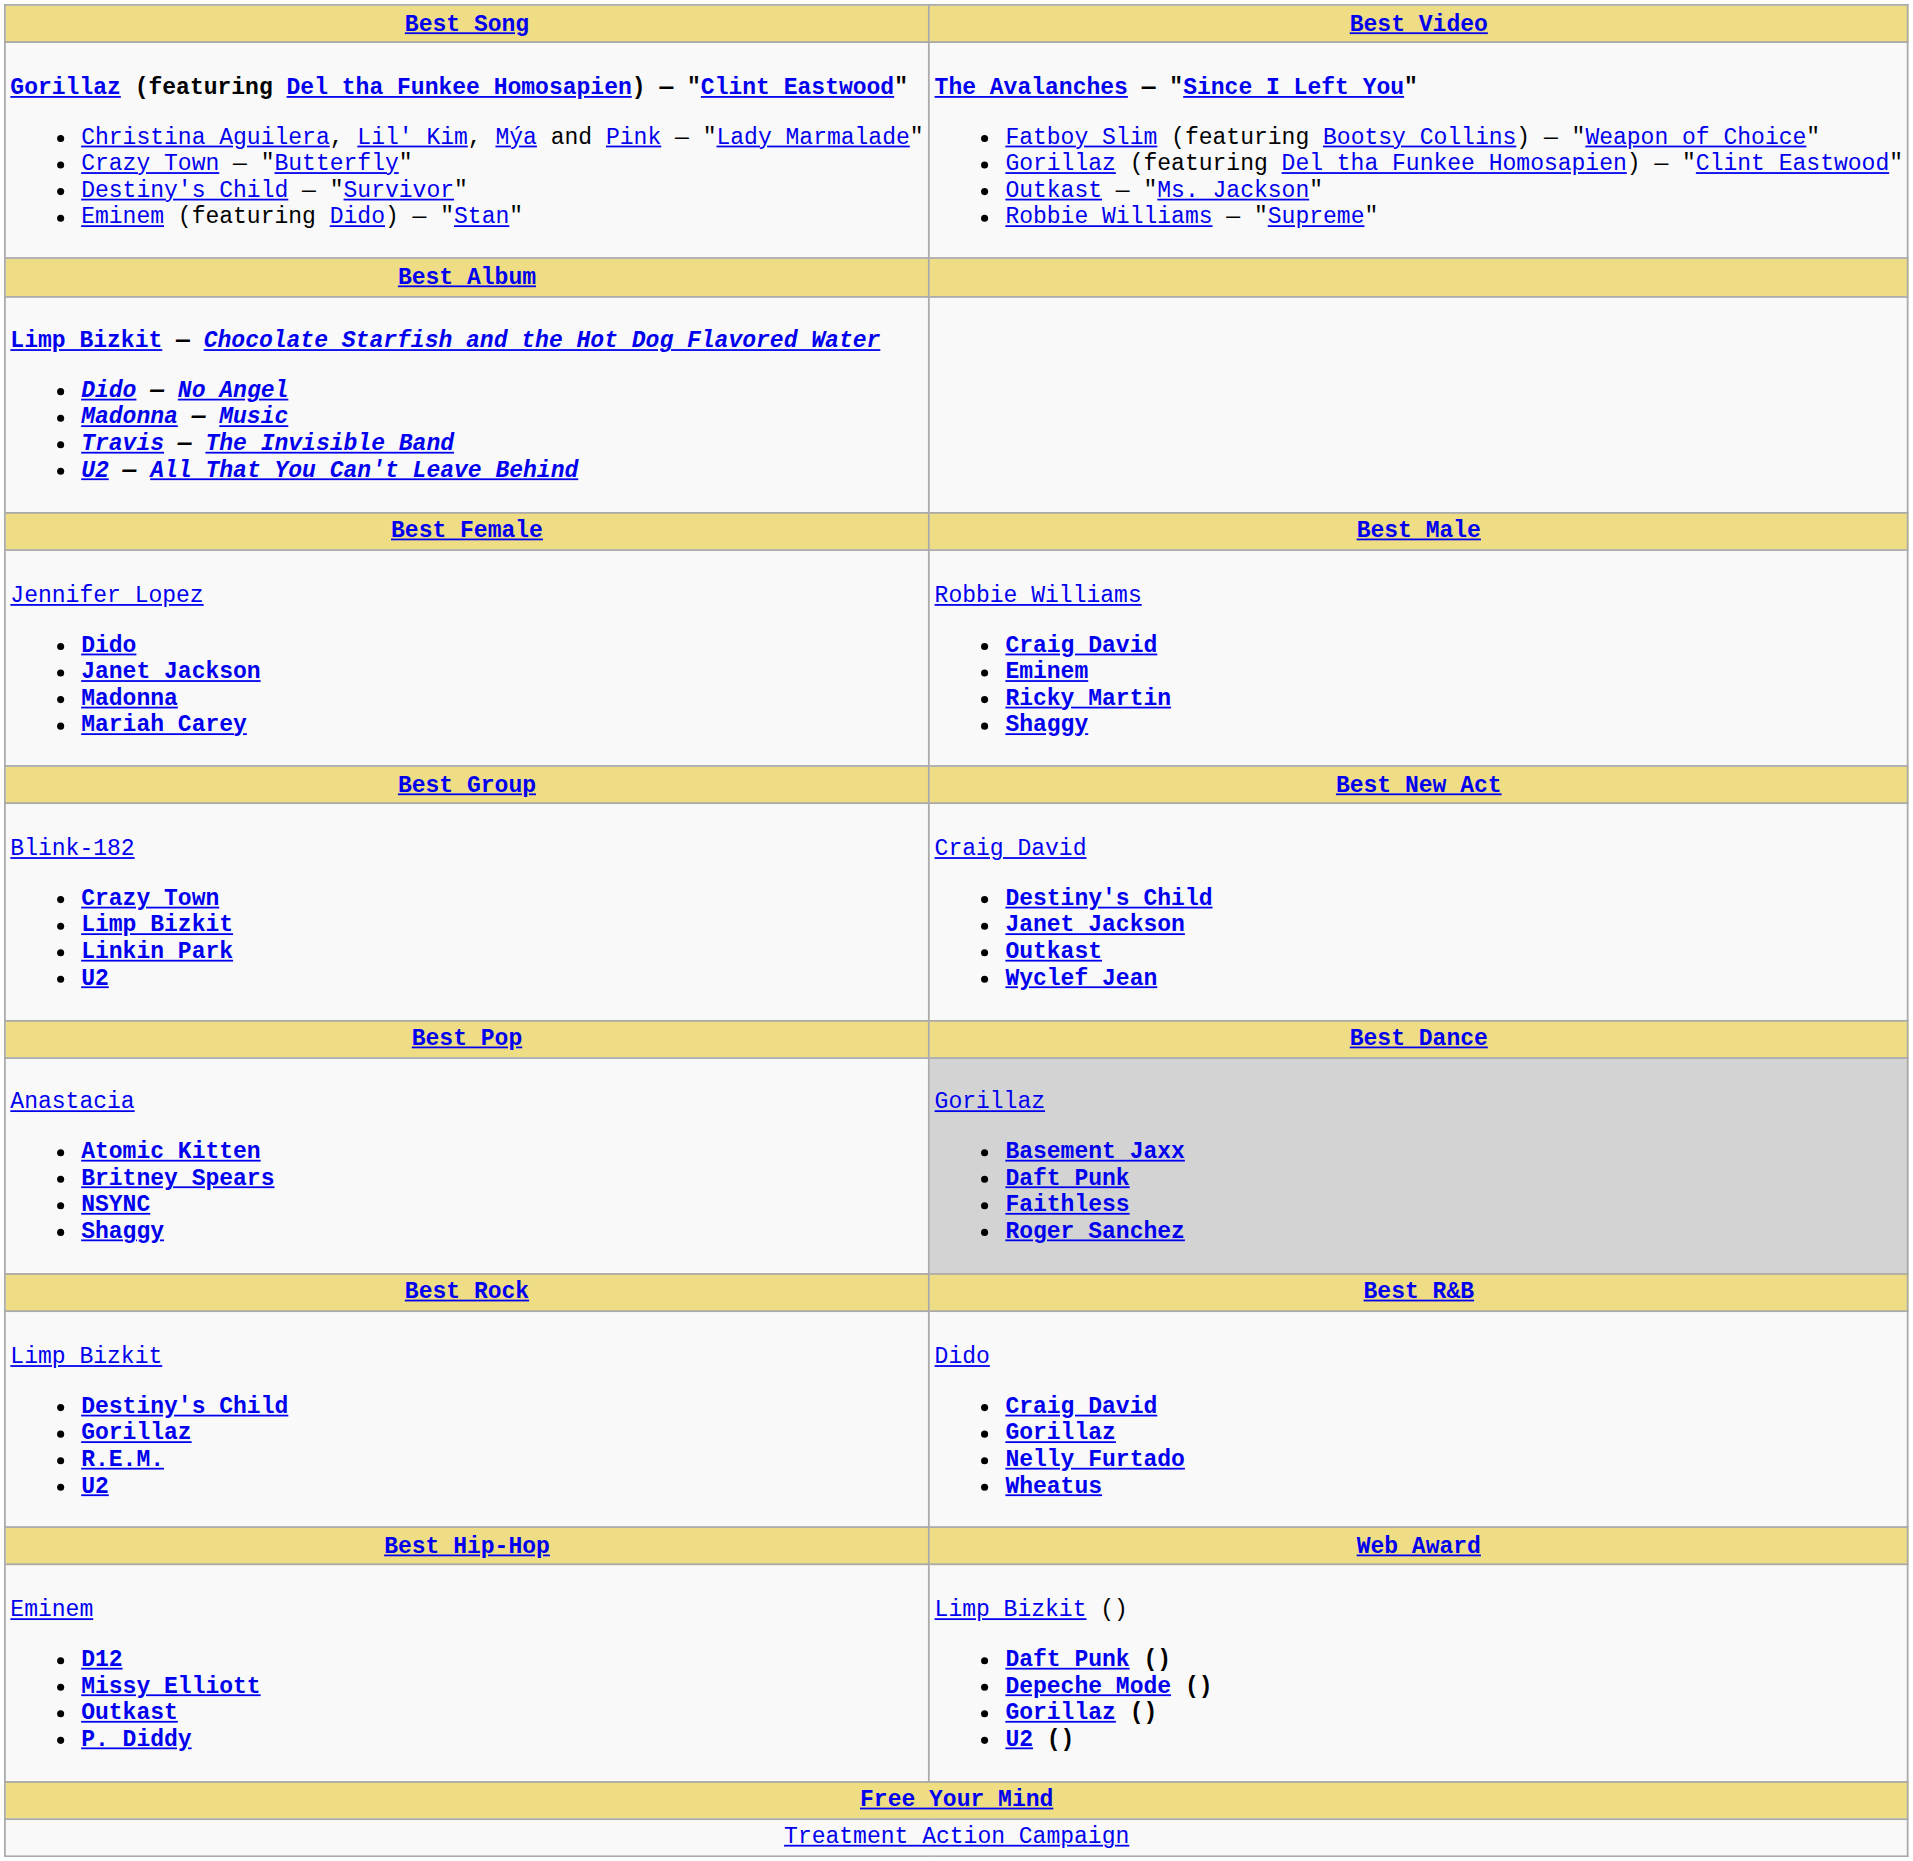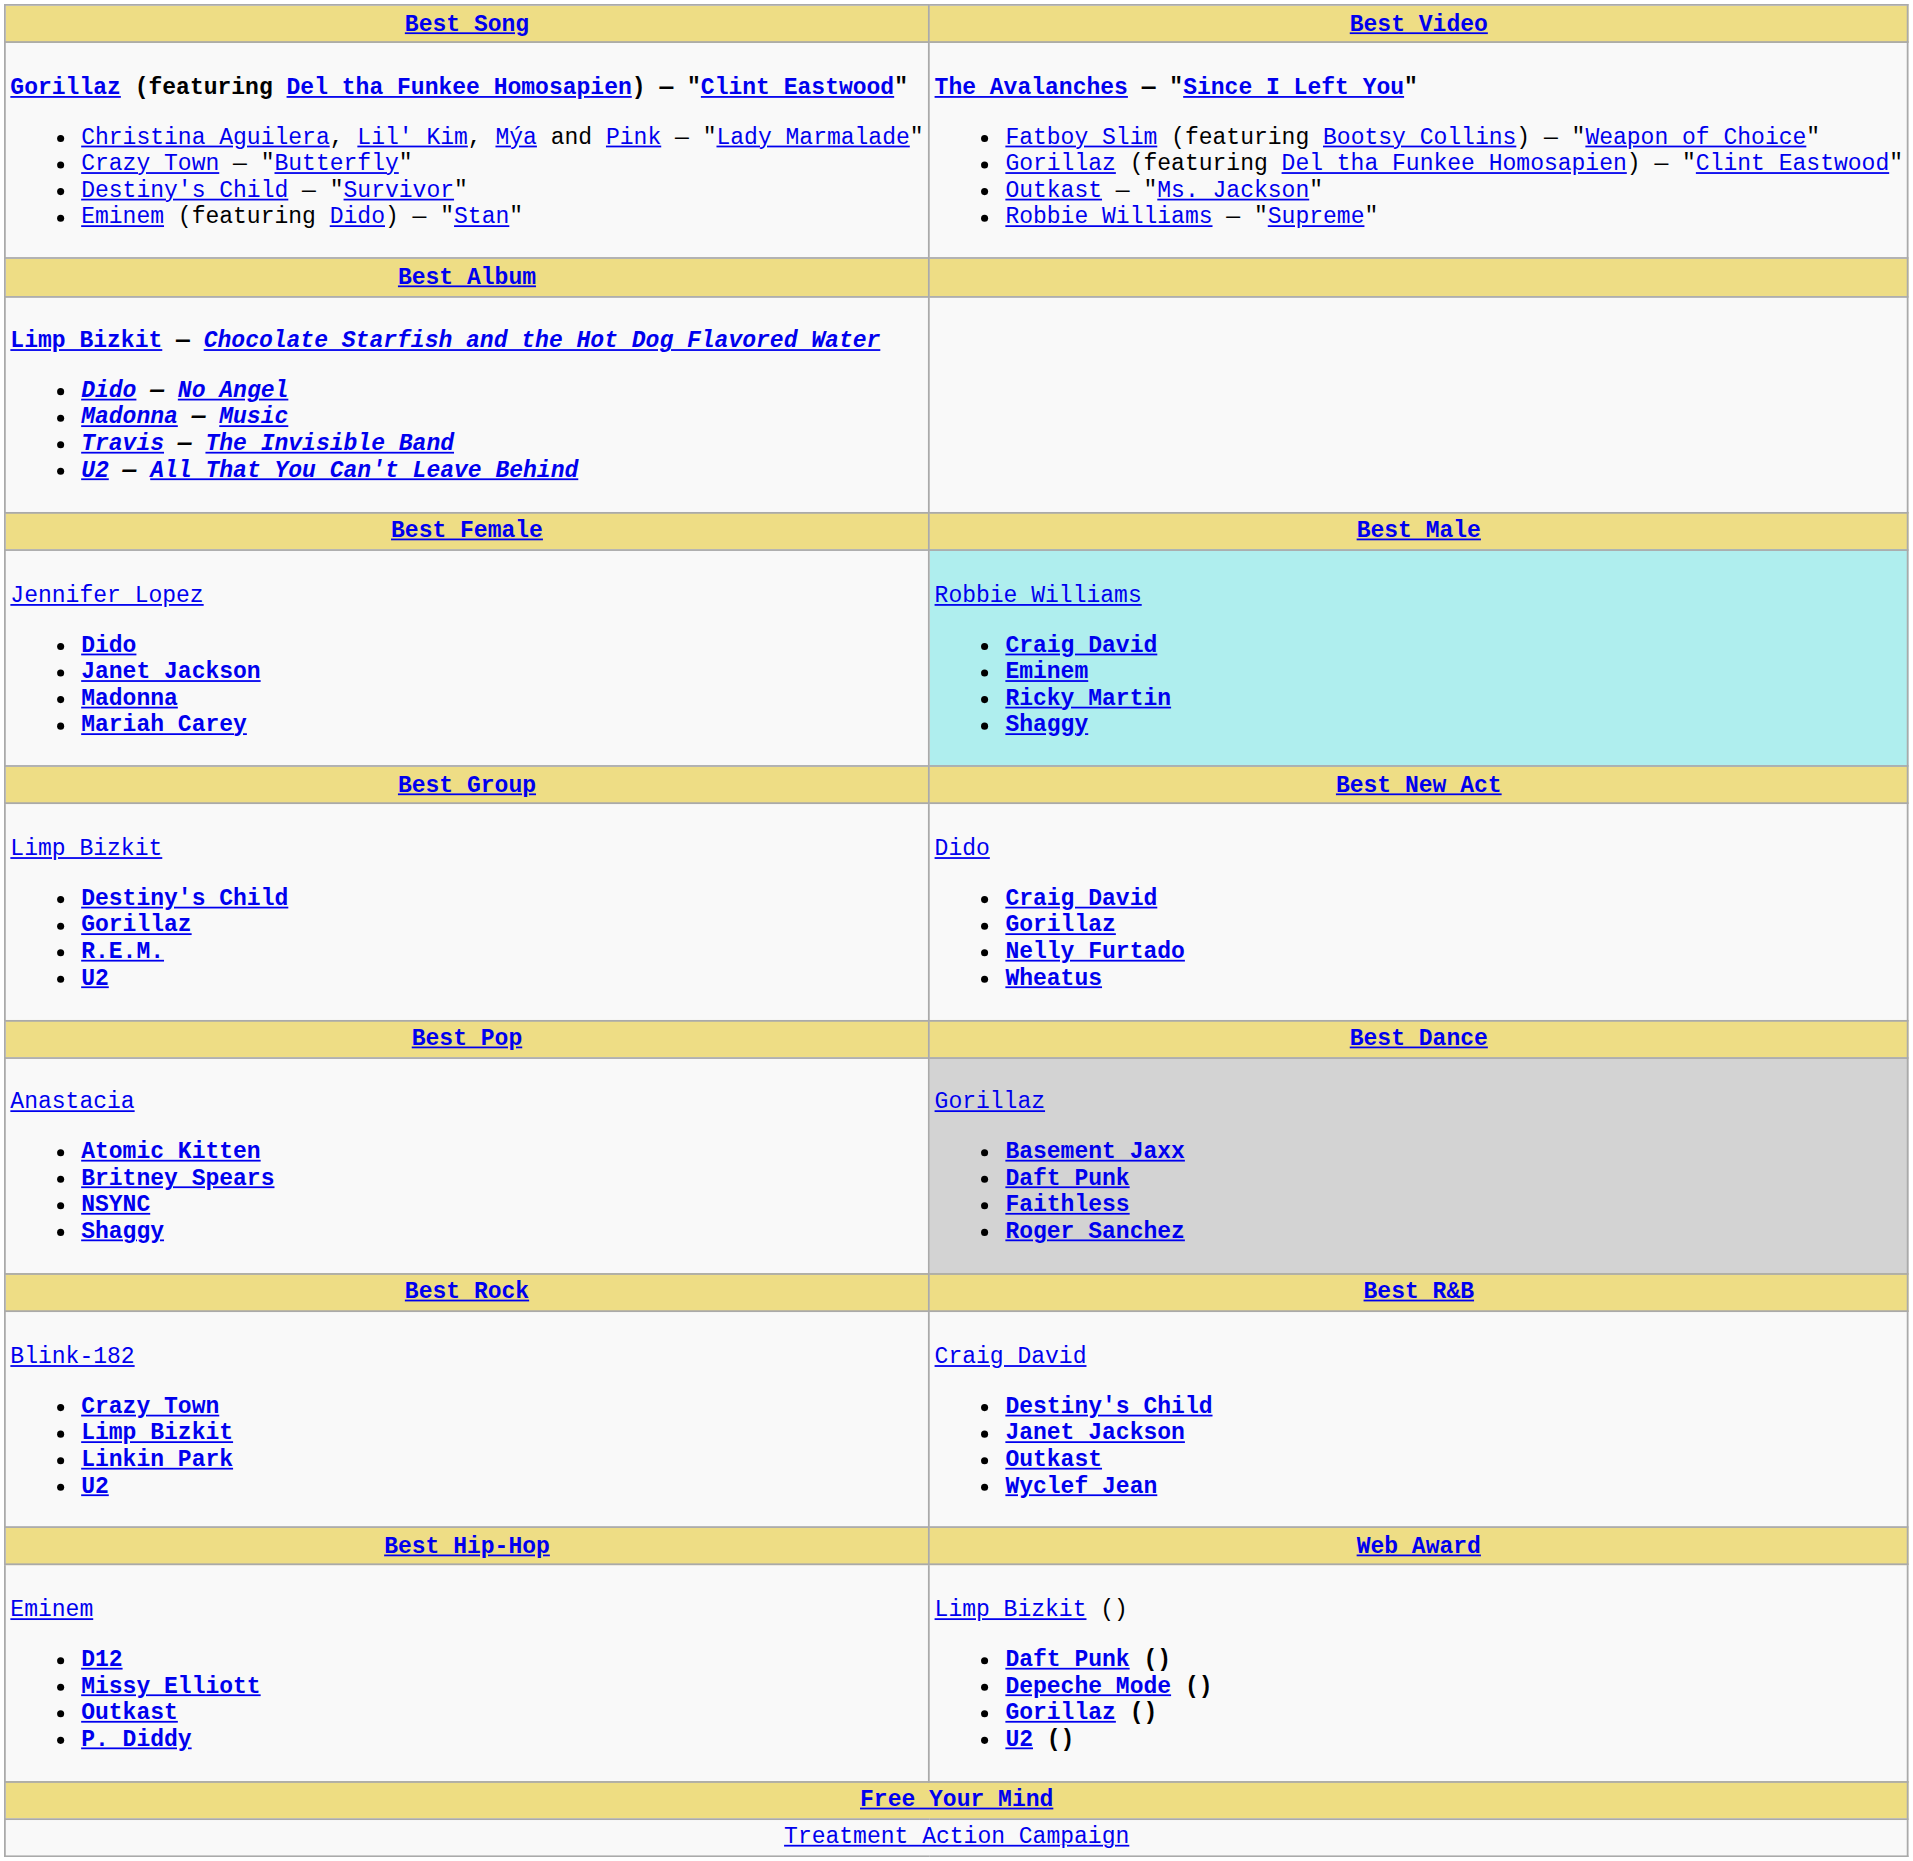(1419, 660) no background -> (1419, 660) paleturquoise background
rows swapped: (467, 1421) <-> (467, 914)
